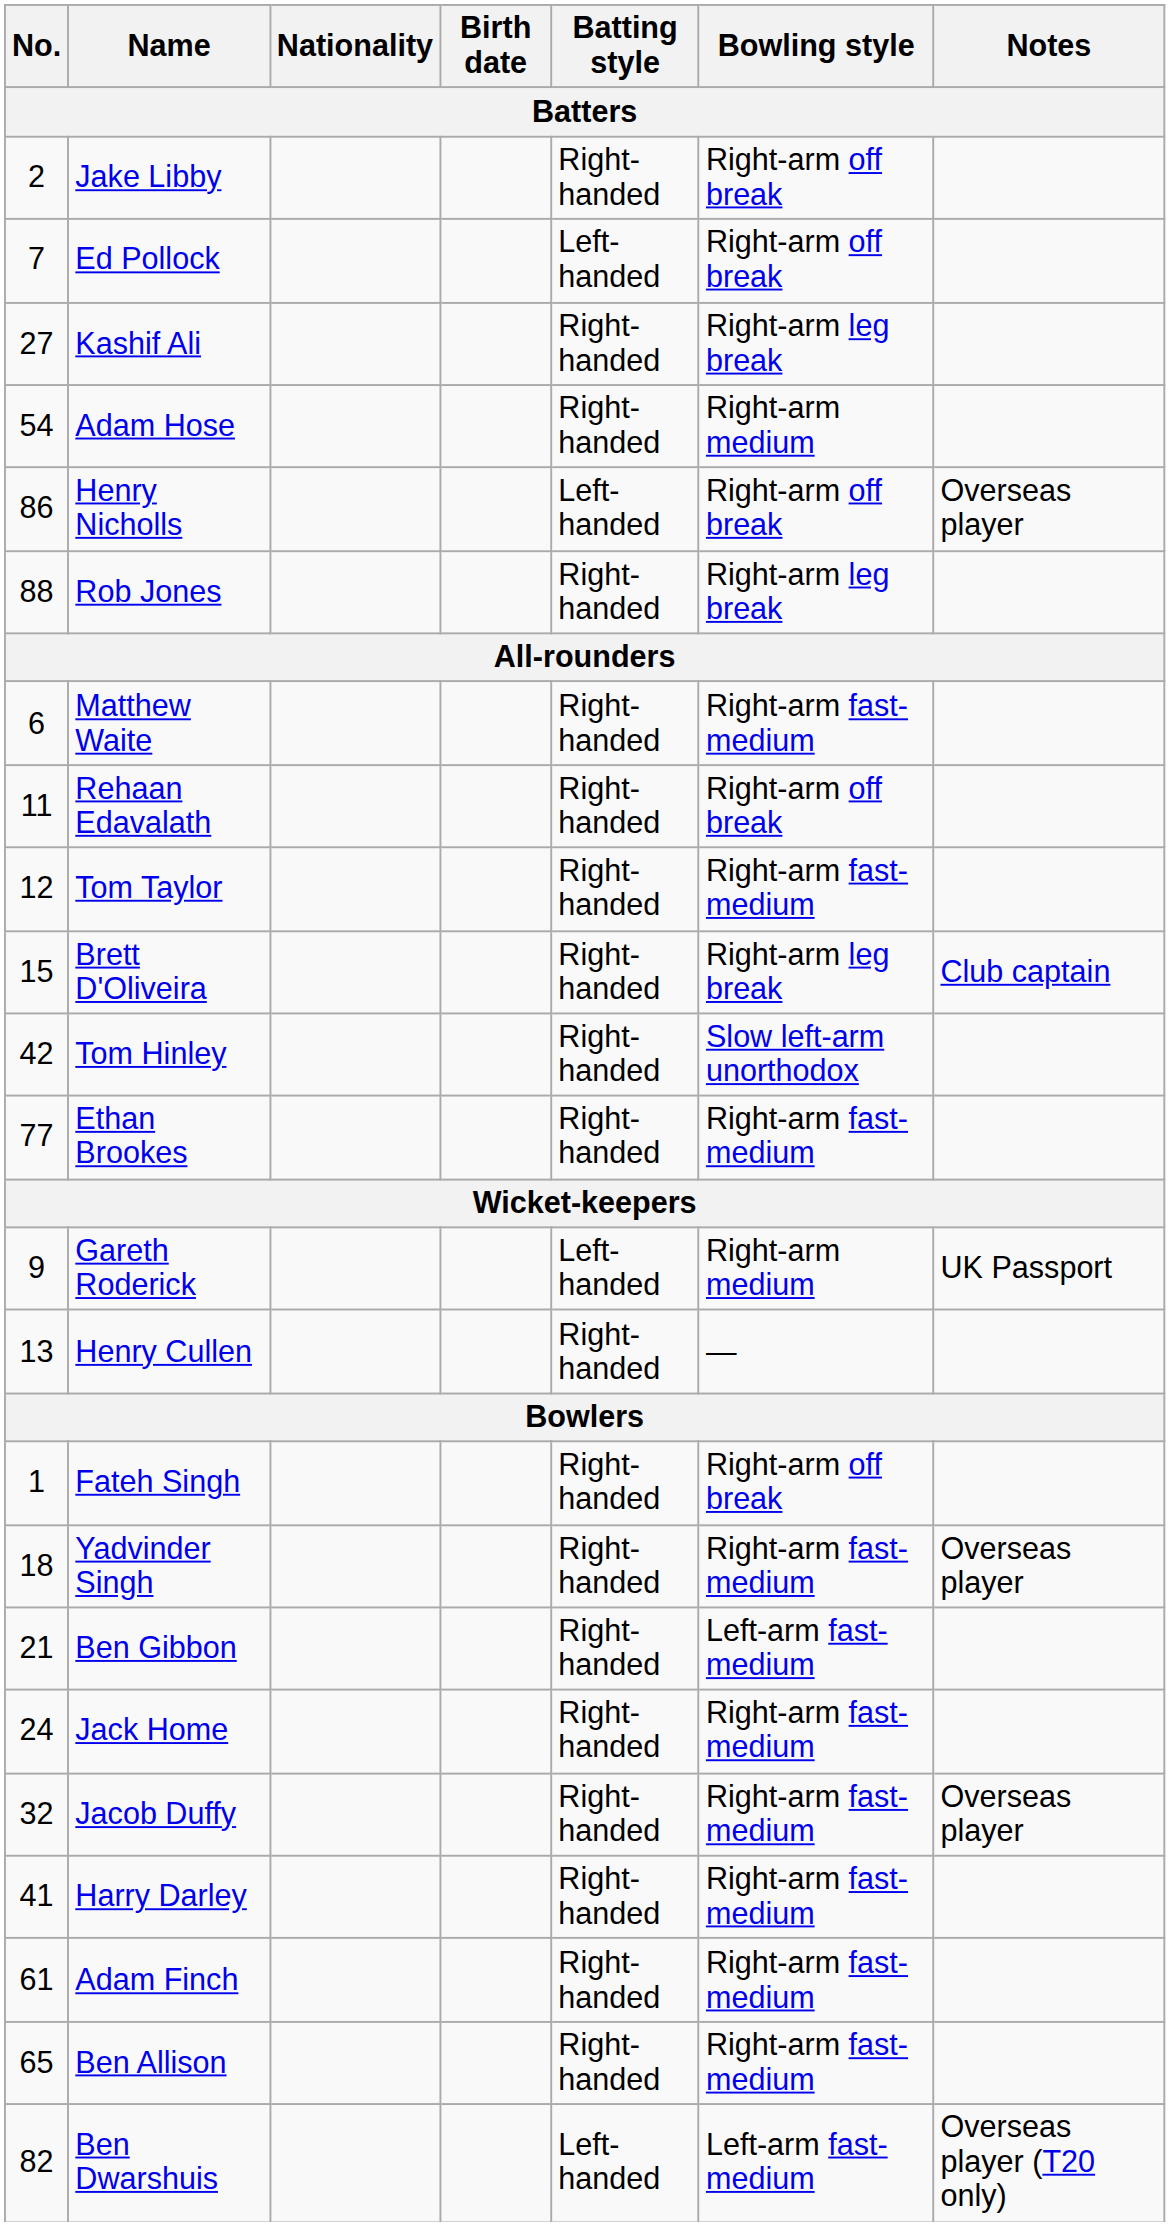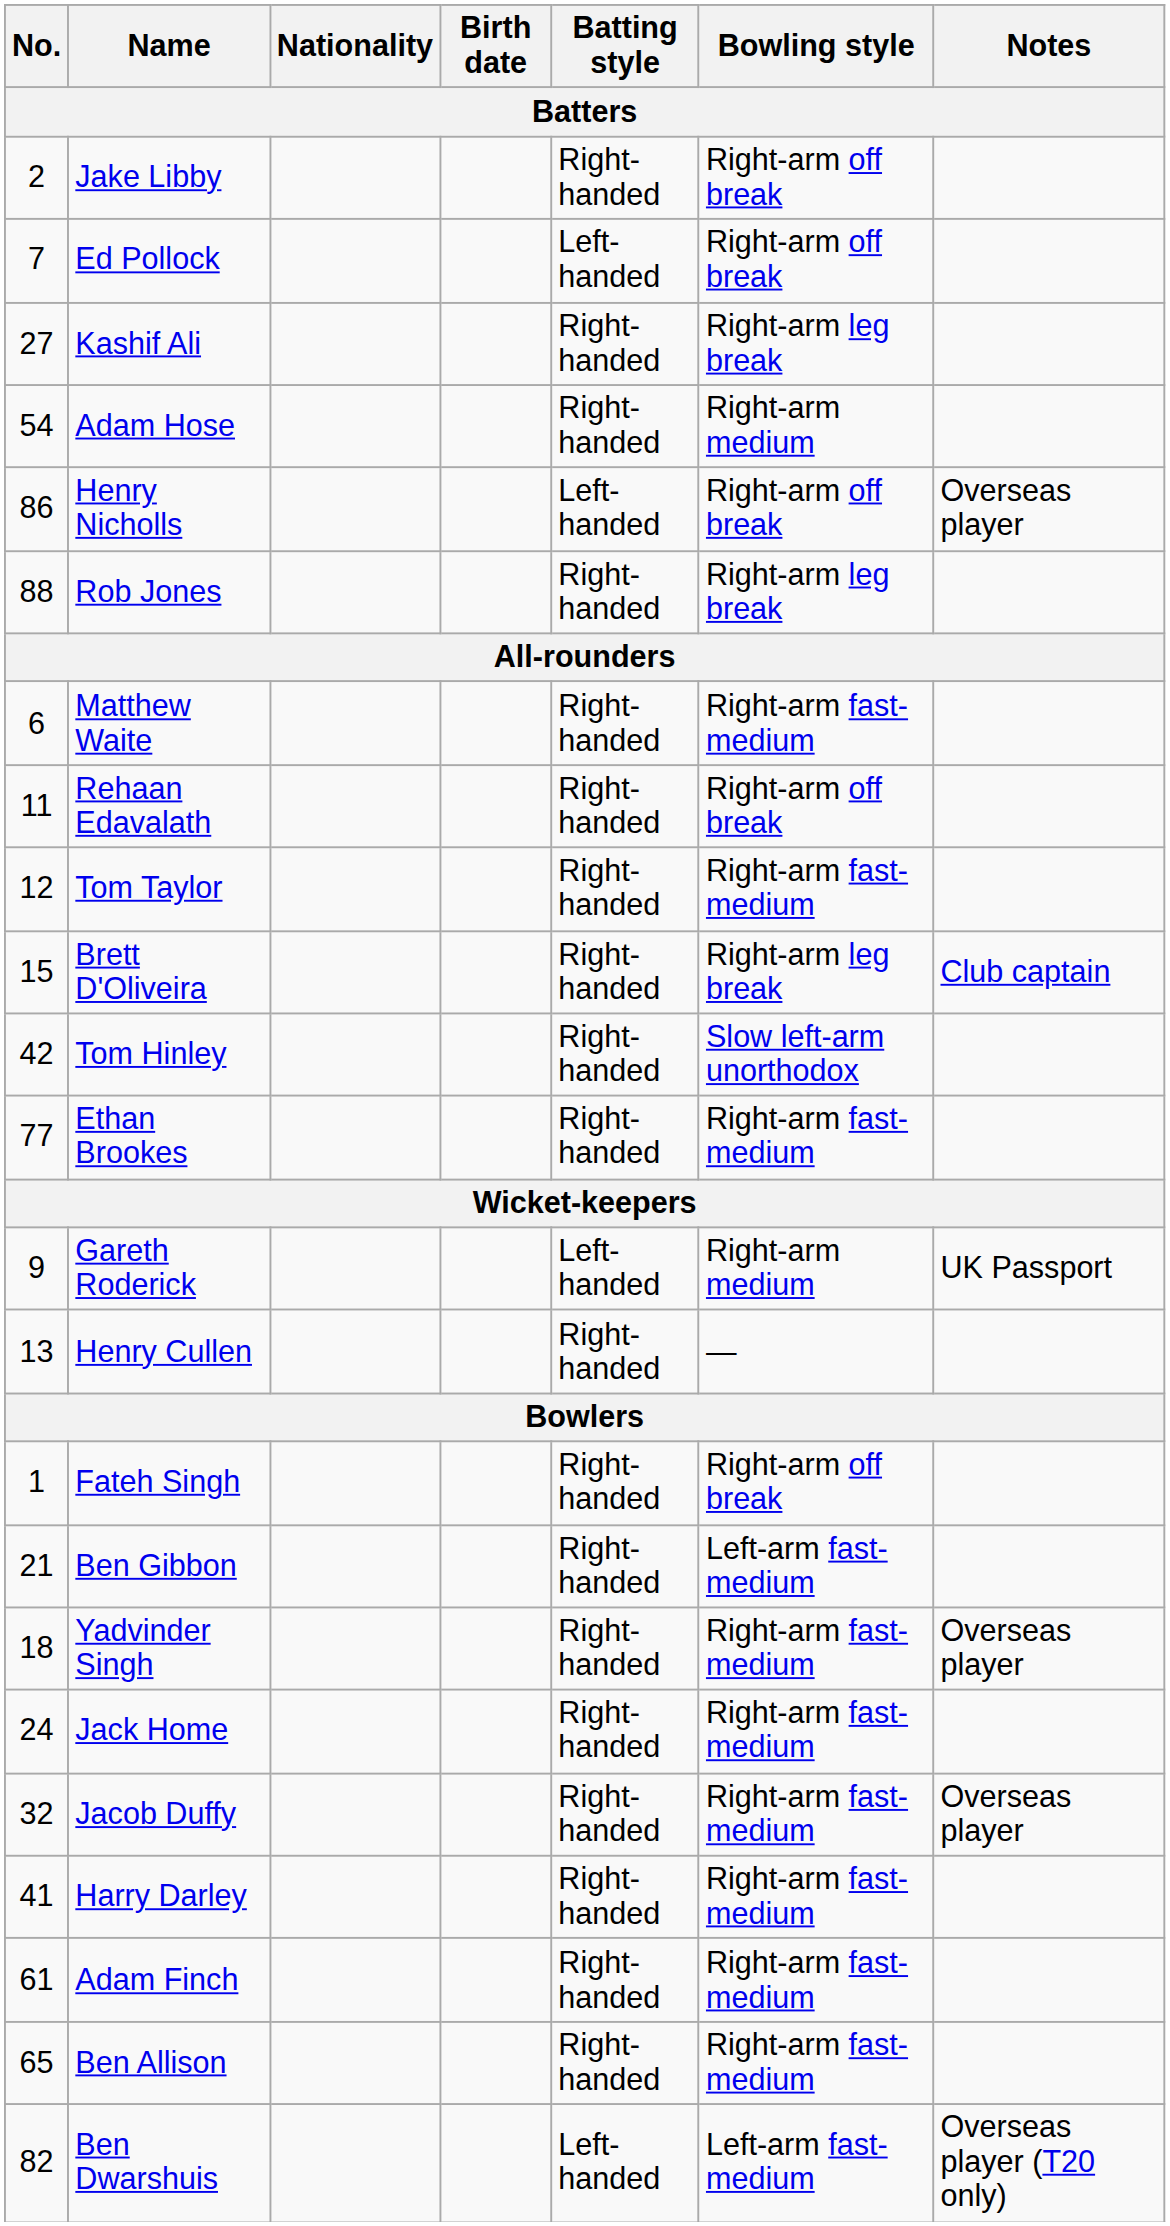rows swapped: (143, 1565) <-> (156, 1648)
